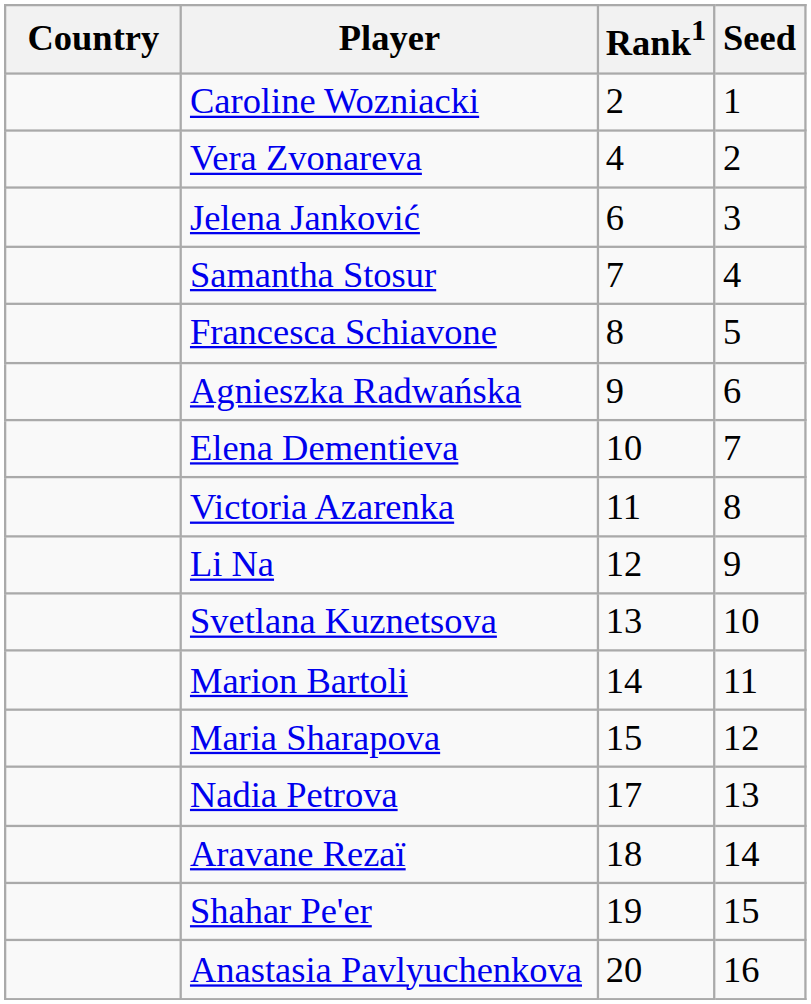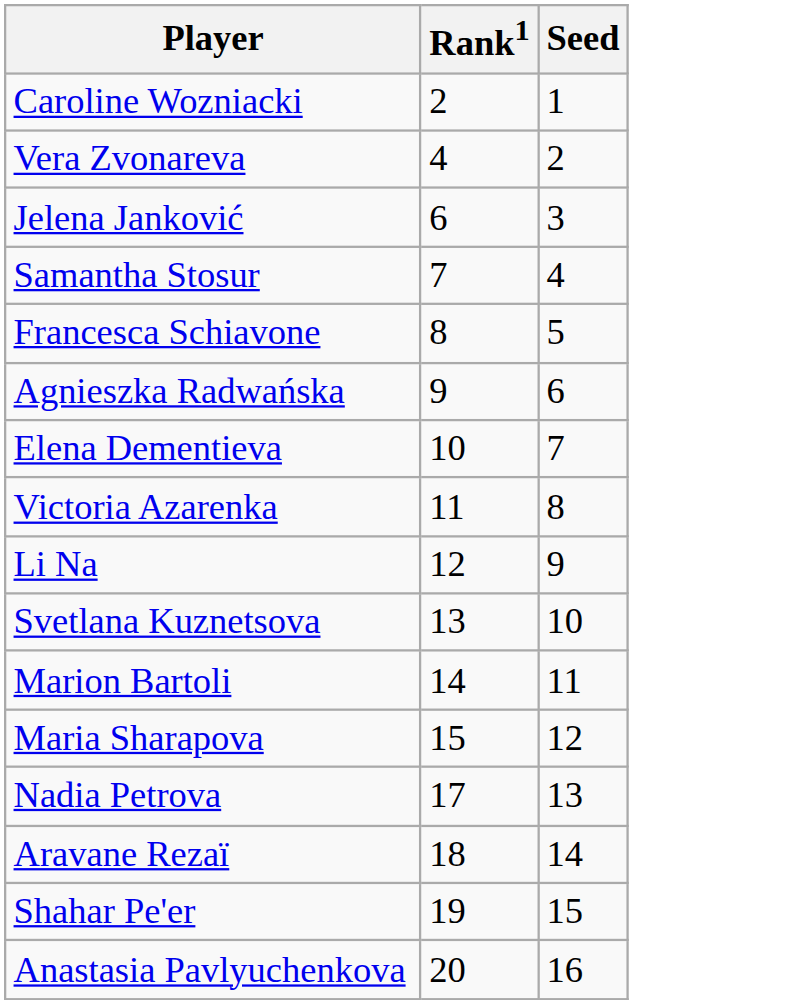- column: (93, 38)
